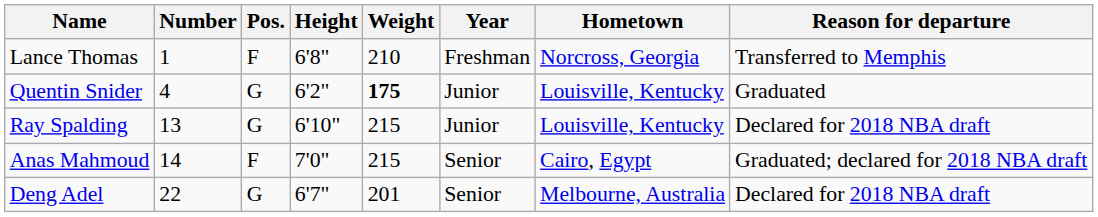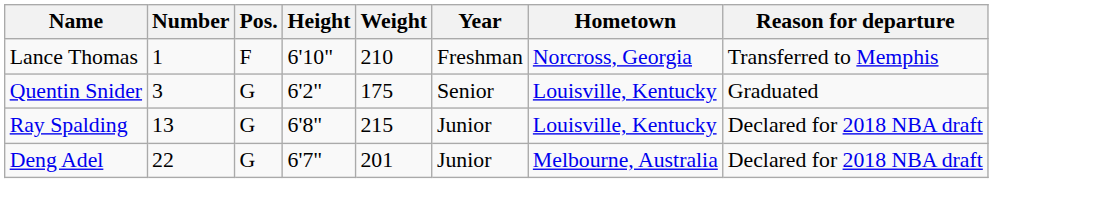(312, 56) 6'8" -> (310, 56) 6'10"
(165, 90) 4 -> (158, 90) 3
(384, 90) bold -> (377, 90) normal
(471, 90) Junior -> (465, 90) Senior
(318, 125) 6'10" -> (305, 125) 6'8"
- row: (80, 159)
(473, 194) Senior -> (464, 159) Junior
